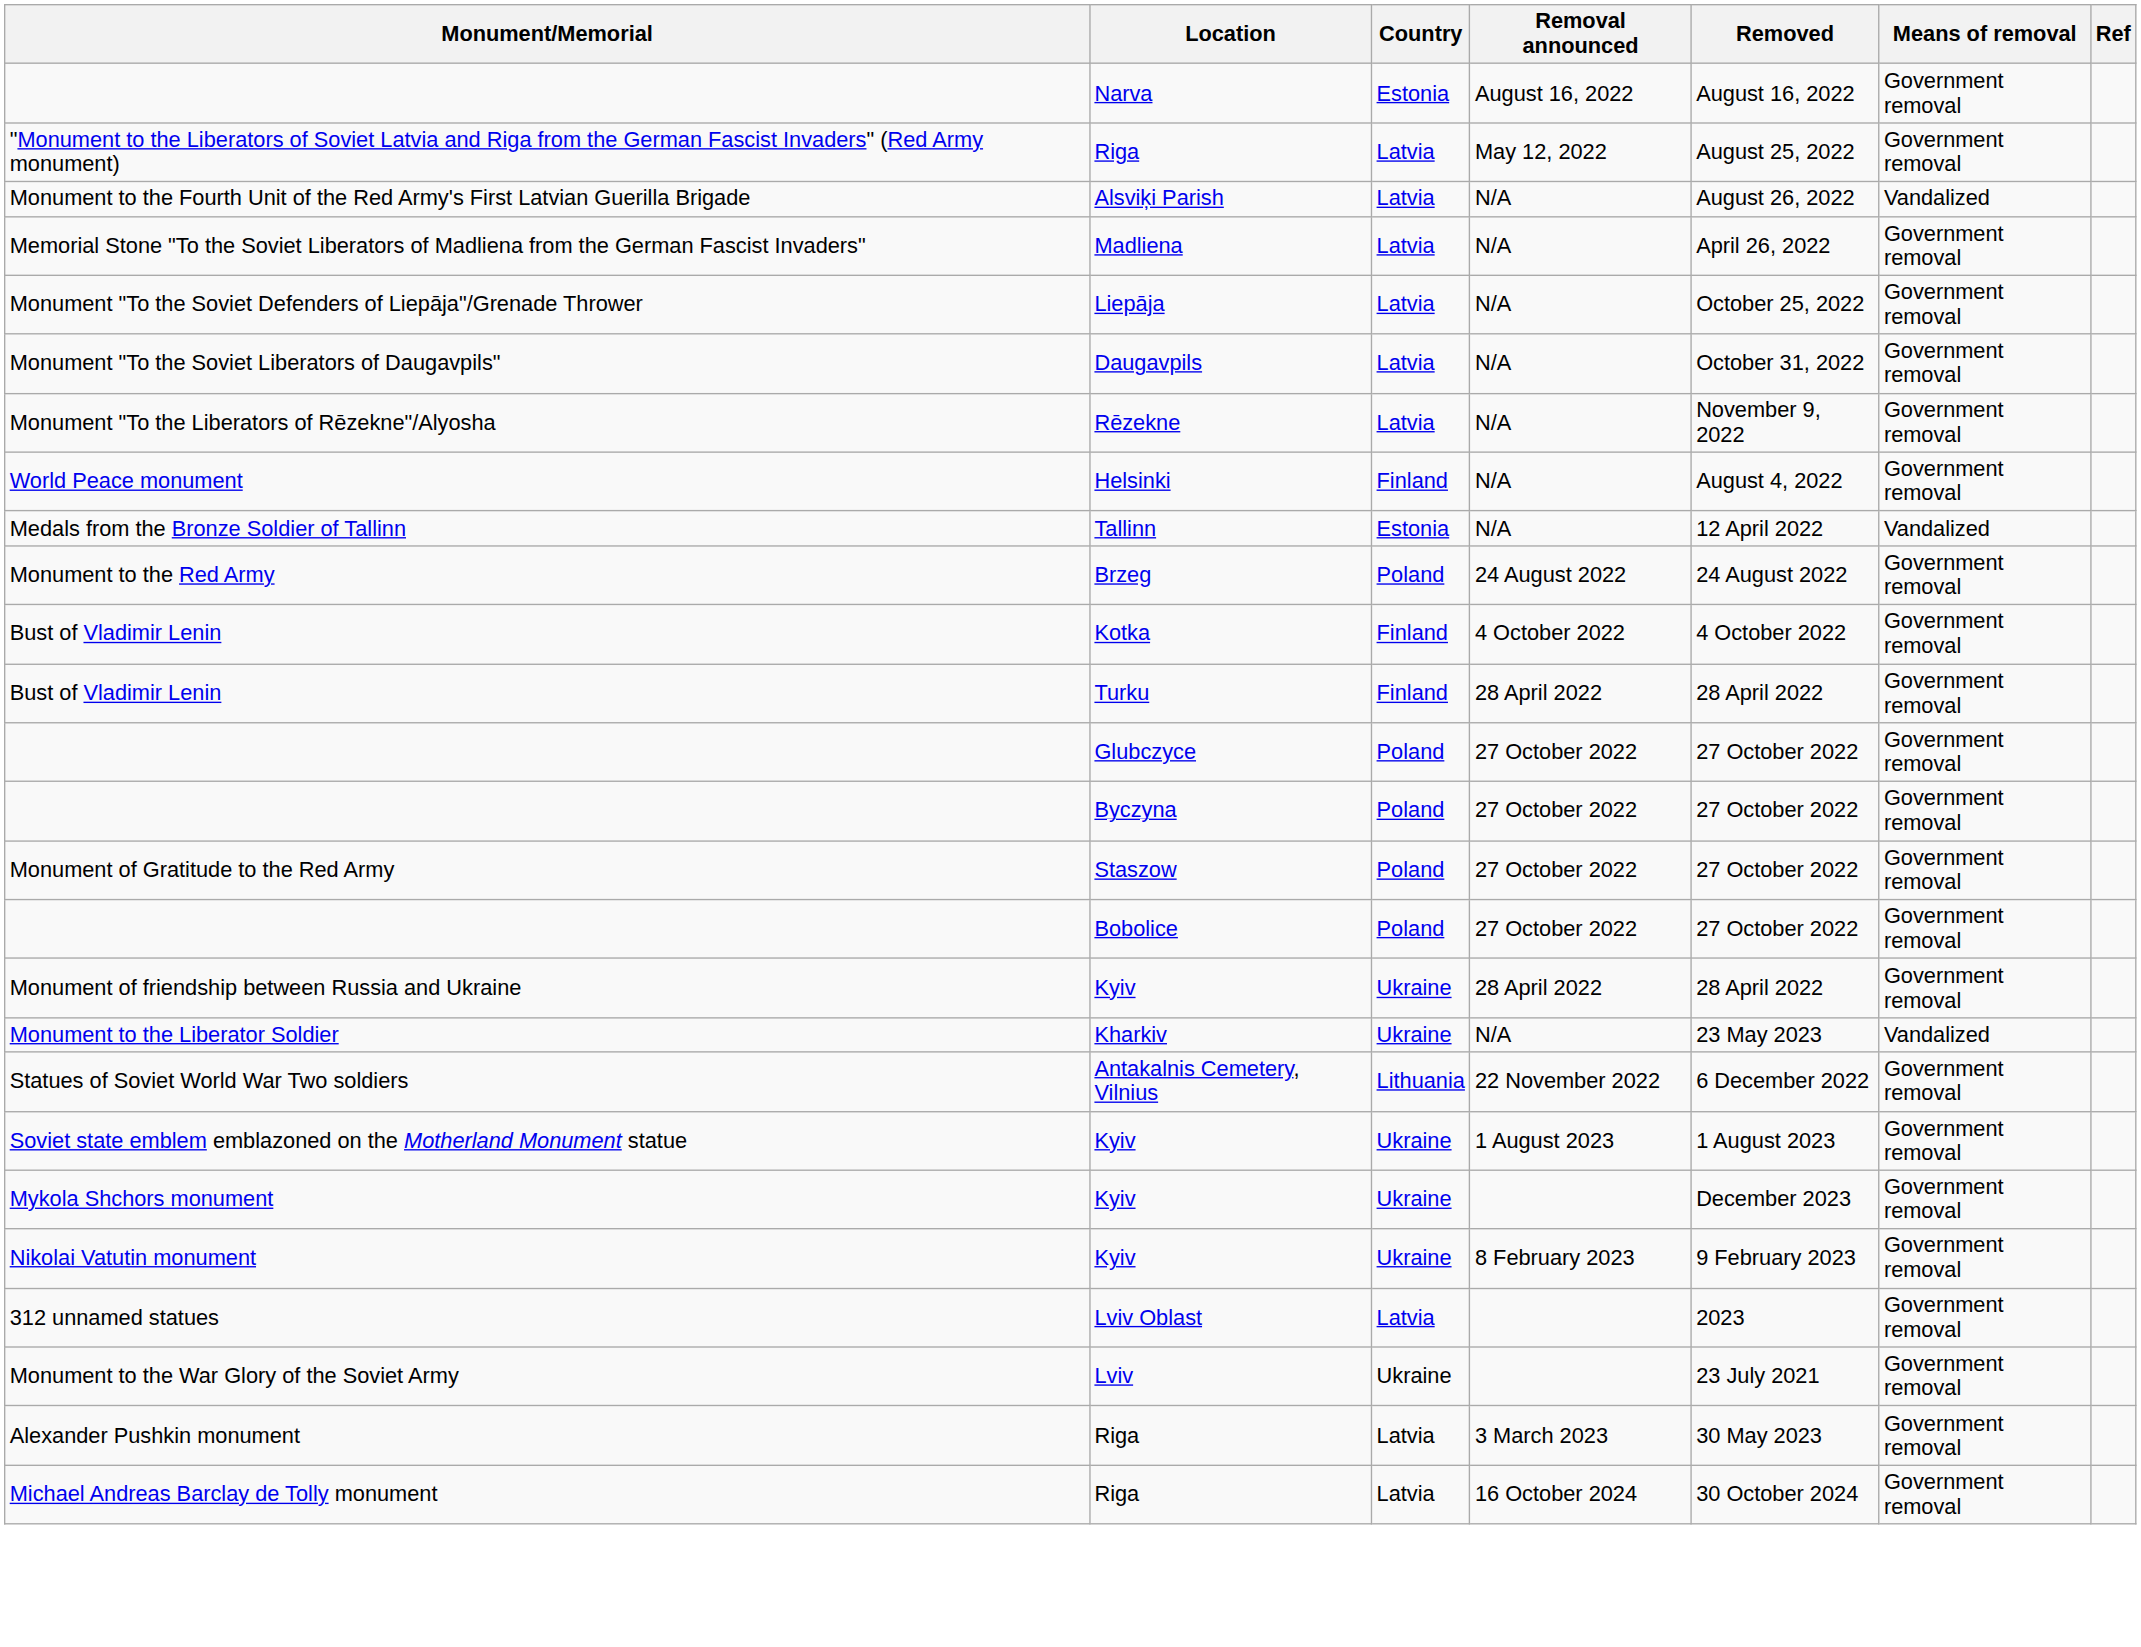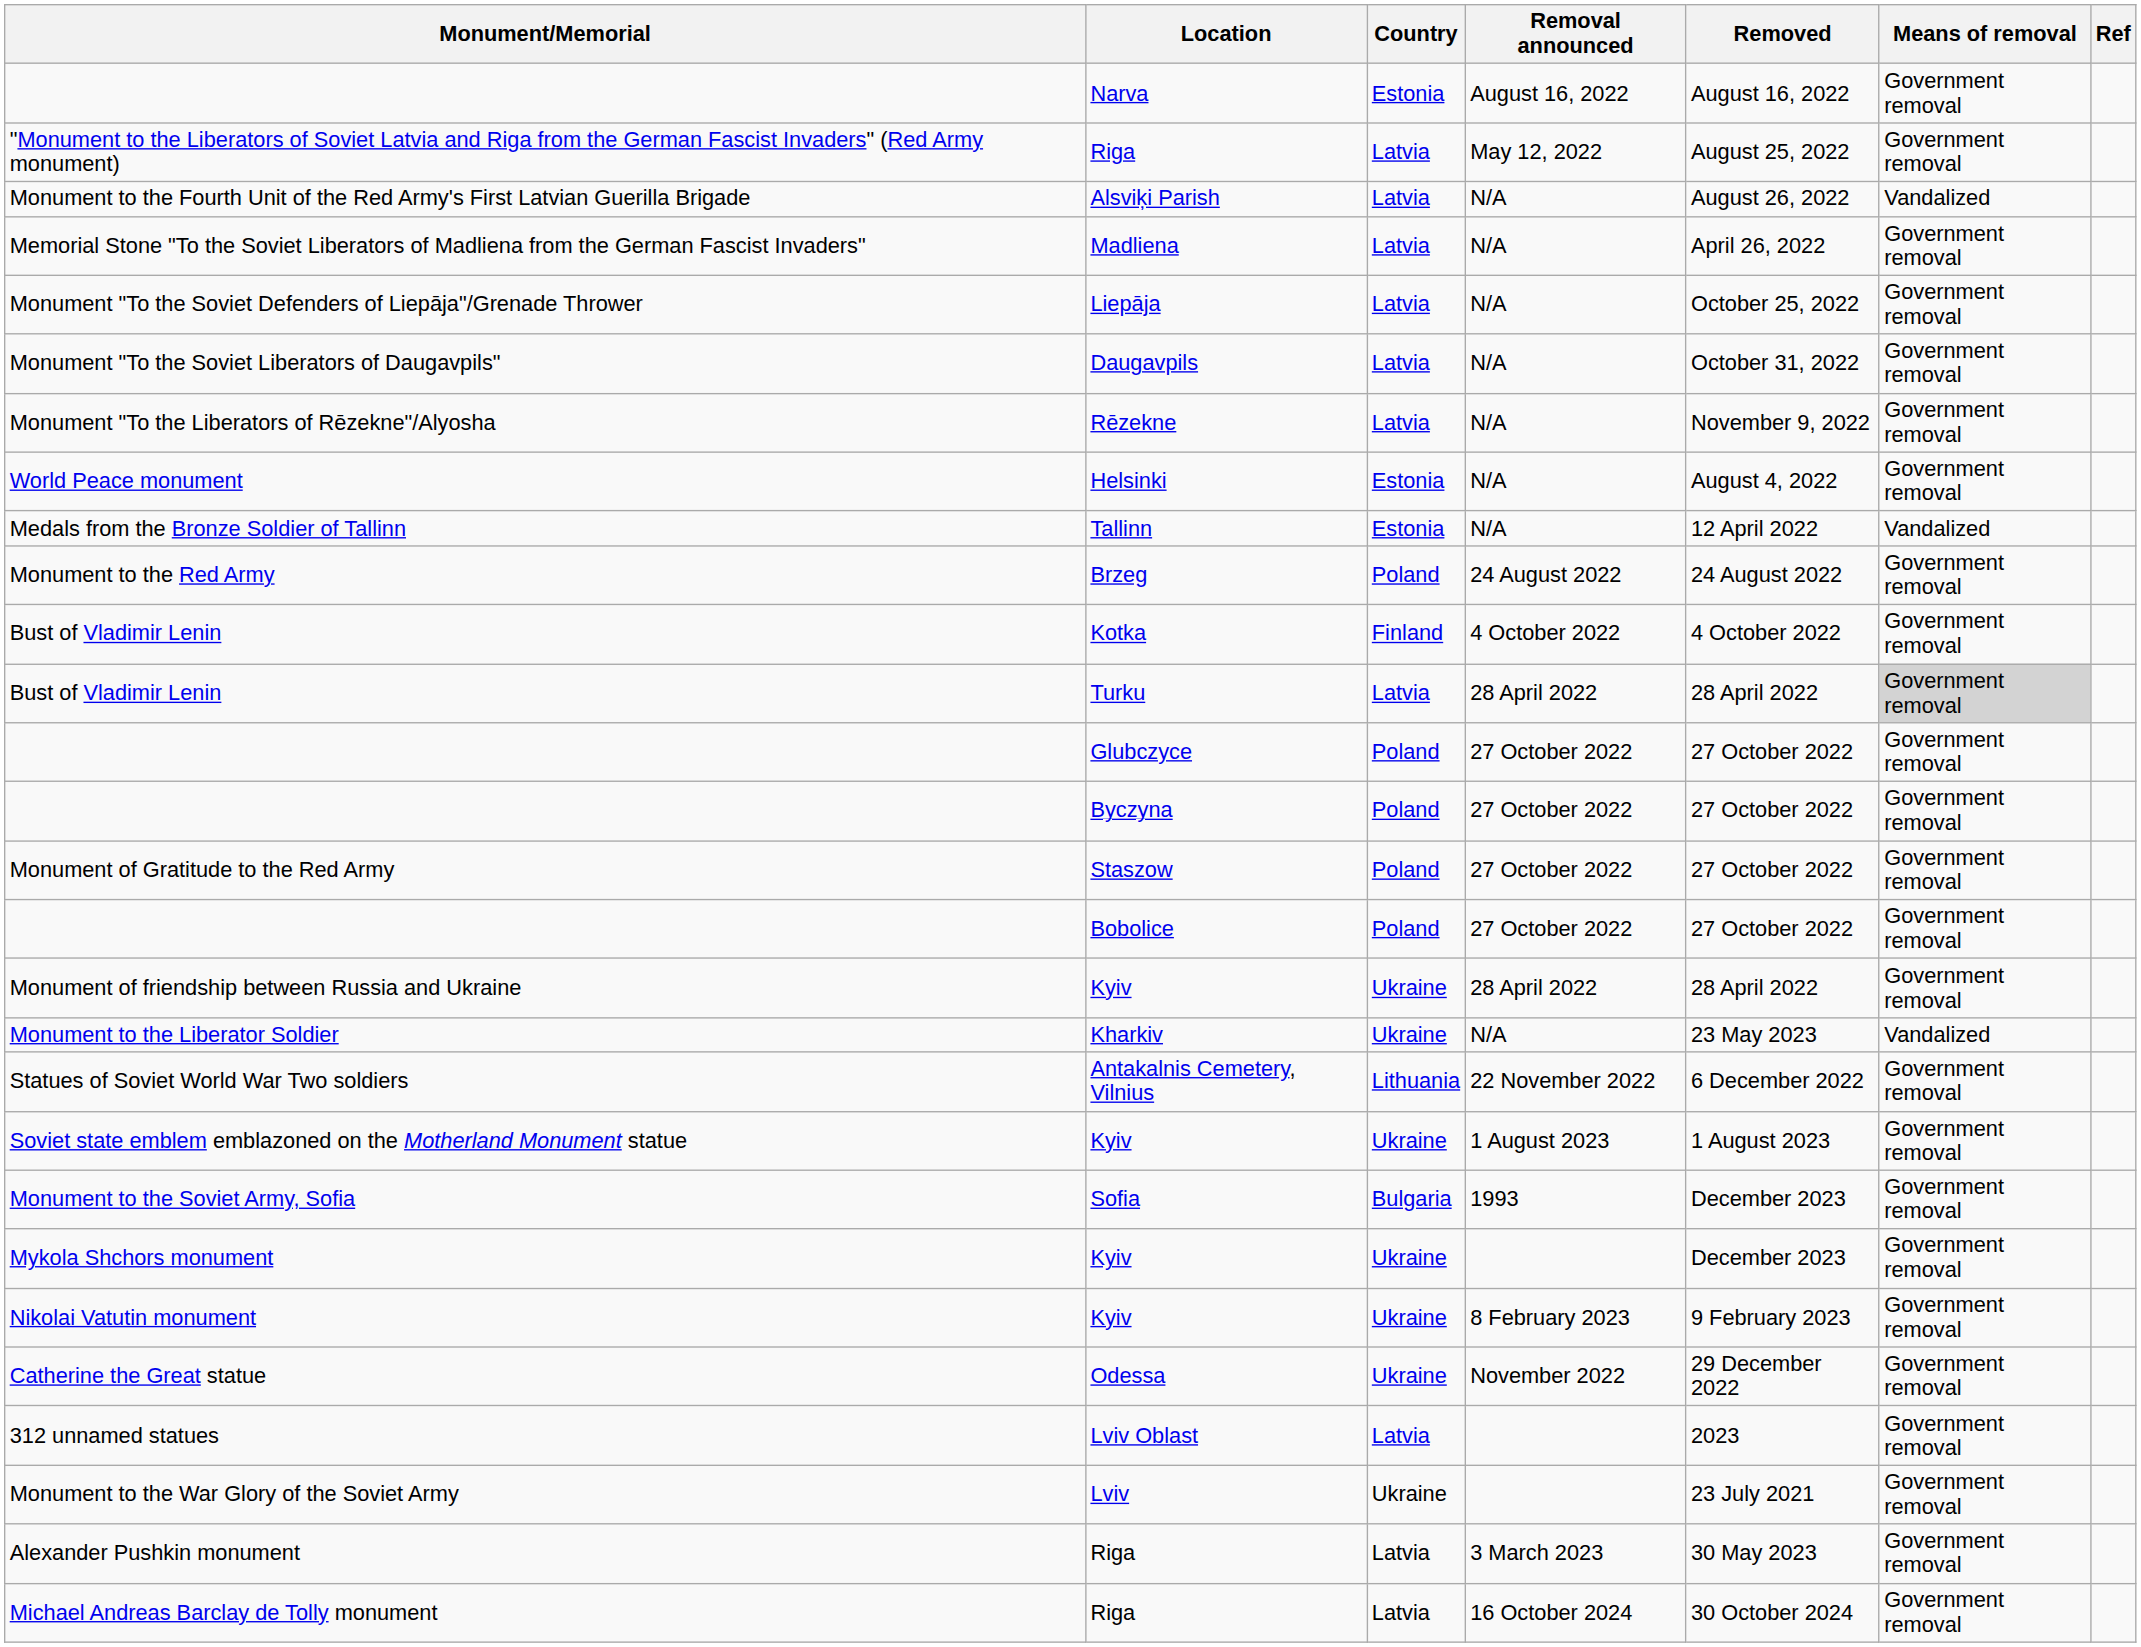(1412, 481) Finland -> (1408, 481) Estonia
(1412, 692) Finland -> (1401, 692) Latvia
(1944, 692) no background -> (1944, 692) lightgrey background
+ row: (182, 1199)
+ row: (138, 1376)
